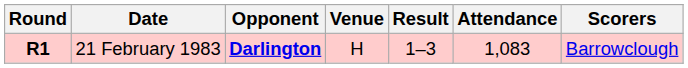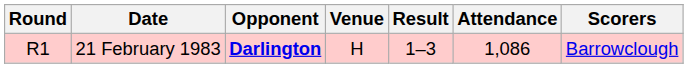(38, 48) bold -> (38, 48) normal
(507, 48) 1,083 -> (507, 48) 1,086
